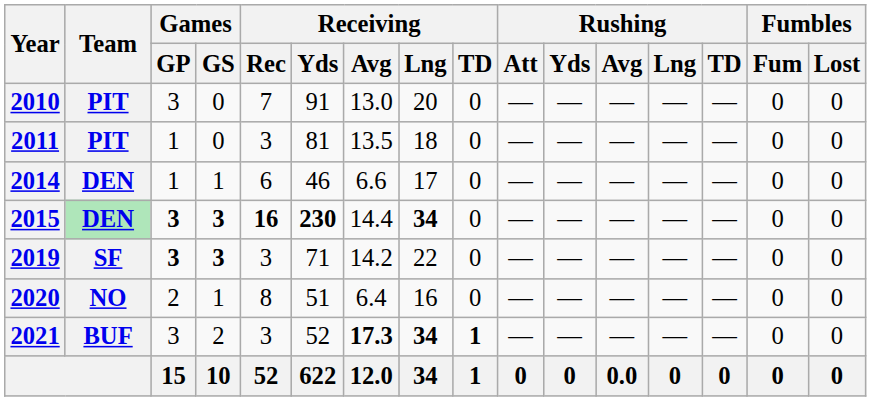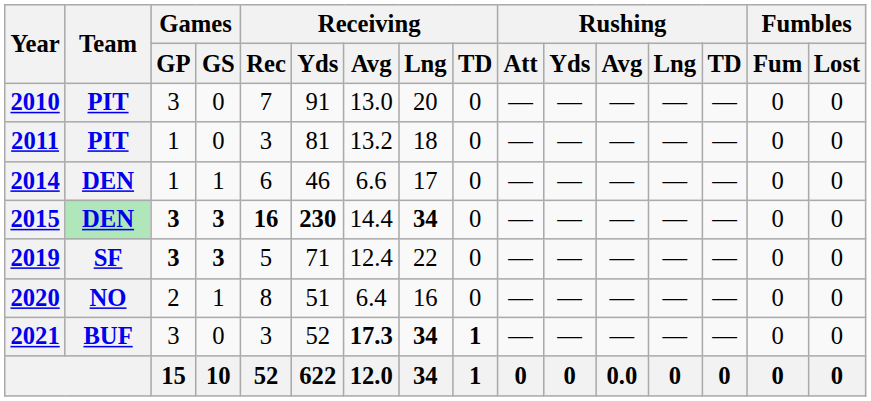(371, 141) 13.5 -> (371, 141) 13.2
(266, 258) 3 -> (266, 258) 5
(371, 258) 14.2 -> (371, 258) 12.4
(218, 336) 2 -> (218, 336) 0
